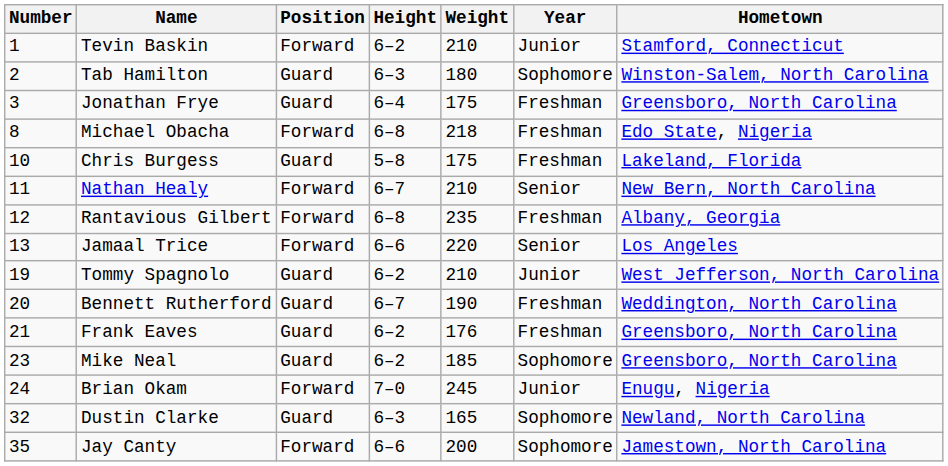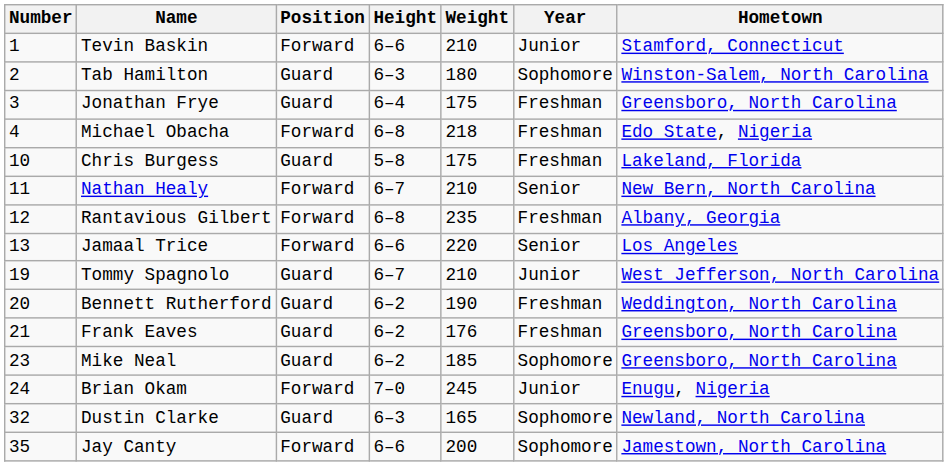(389, 48) 6–2 -> (389, 48) 6–6
(14, 133) 8 -> (14, 133) 4
(389, 276) 6–2 -> (389, 276) 6–7
(389, 304) 6–7 -> (389, 304) 6–2
